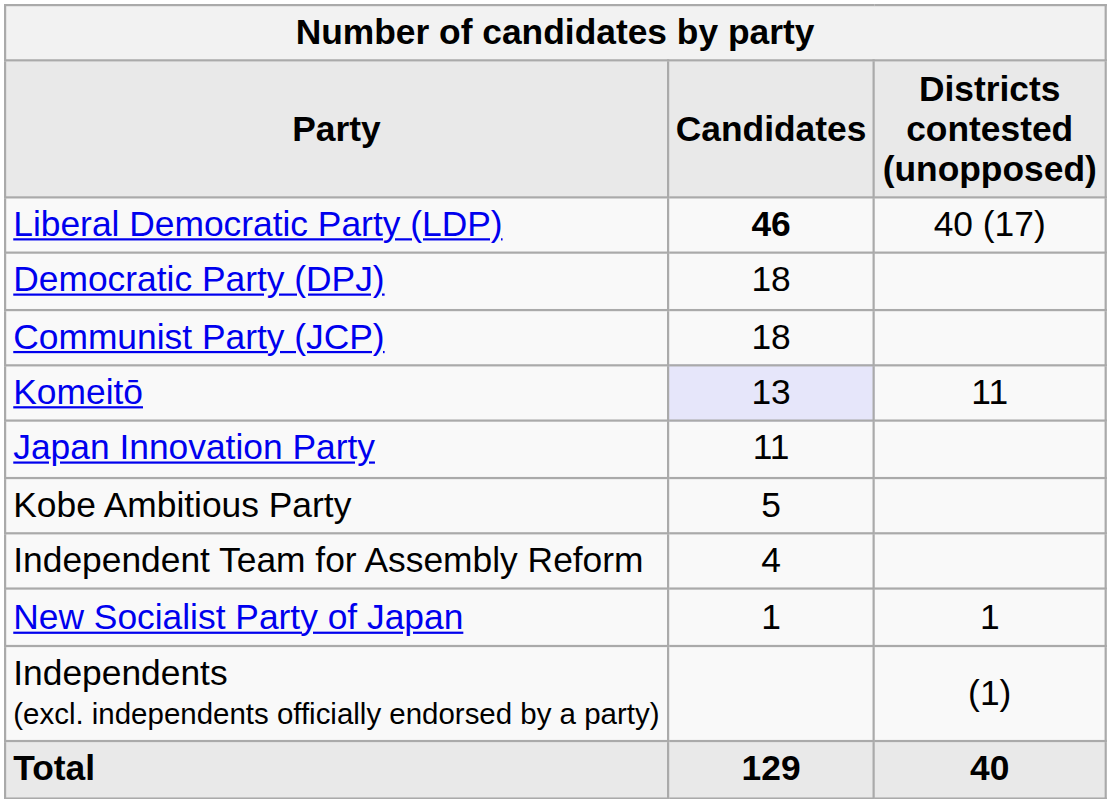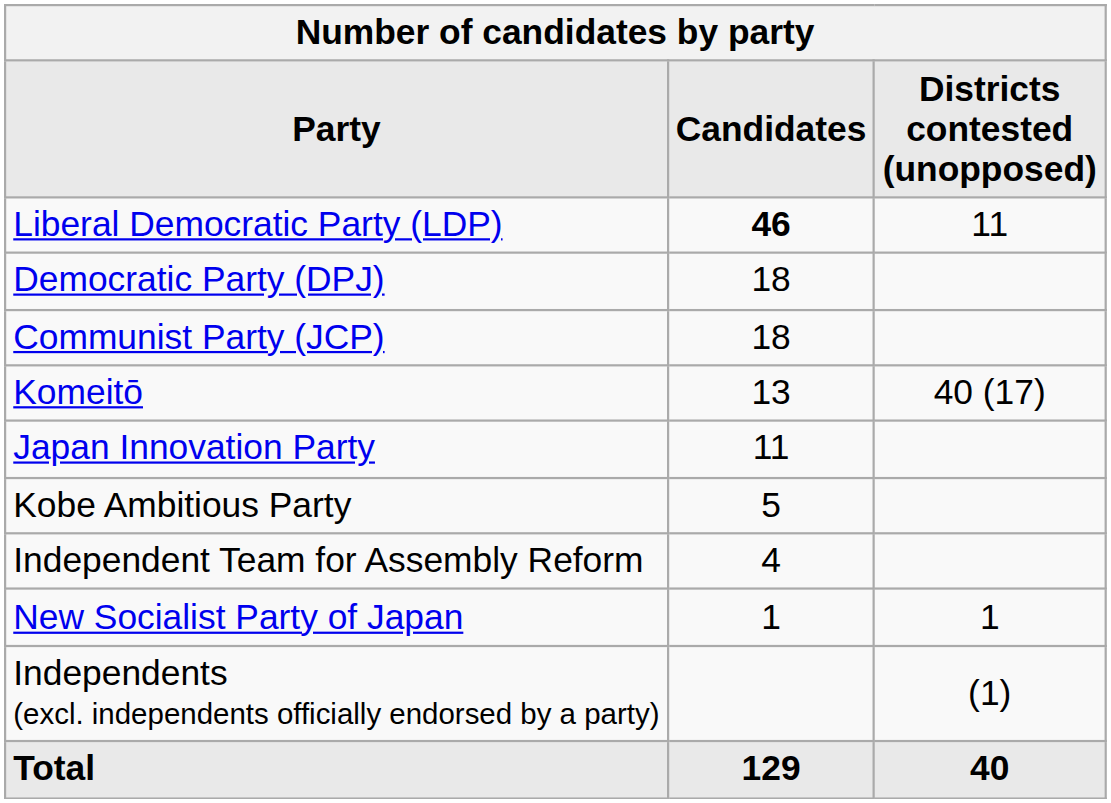(990, 224) 40 (17) -> (990, 224) 11
(771, 392) lavender background -> (771, 392) no background
(990, 392) 11 -> (990, 392) 40 (17)
